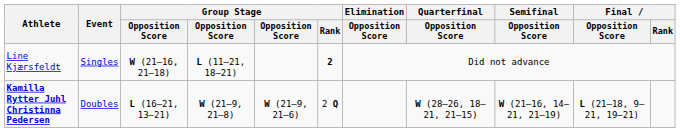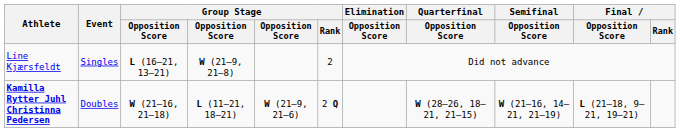(154, 67) W (21–16, 21–18) -> (154, 67) L (16–21, 13–21)
(221, 67) L (11–21, 18–21) -> (221, 67) W (21–9, 21–8)
(330, 62) bold -> (330, 62) normal
(154, 109) L (16–21, 13–21) -> (154, 109) W (21–16, 21–18)
(221, 109) W (21–9, 21–8) -> (221, 109) L (11–21, 18–21)
